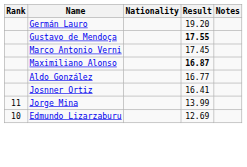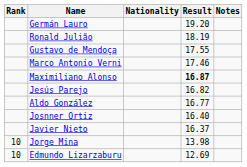+ row: (61, 37)
(197, 37) bold -> (197, 50) normal
(197, 50) 17.45 -> (197, 63) 17.46
+ row: (59, 90)
(197, 90) 16.41 -> (197, 116) 16.40
+ row: (59, 129)
(16, 103) 11 -> (16, 142) 10
(197, 103) 13.99 -> (197, 142) 13.98
